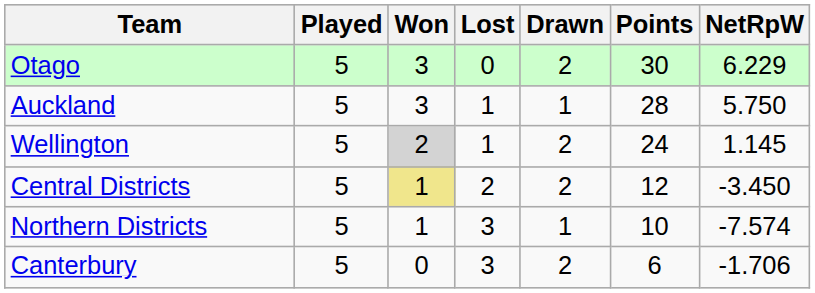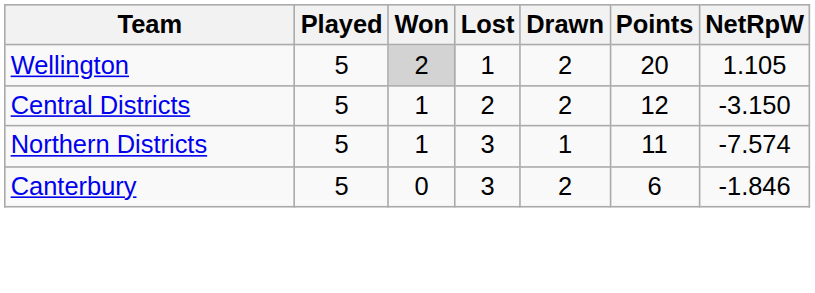- row: (45, 65)
- row: (63, 105)
(655, 145) 24 -> (655, 65) 20
(755, 145) 1.145 -> (755, 65) 1.105
(422, 186) khaki background -> (422, 105) no background
(755, 186) -3.450 -> (755, 105) -3.150
(655, 226) 10 -> (655, 145) 11
(755, 266) -1.706 -> (755, 186) -1.846
